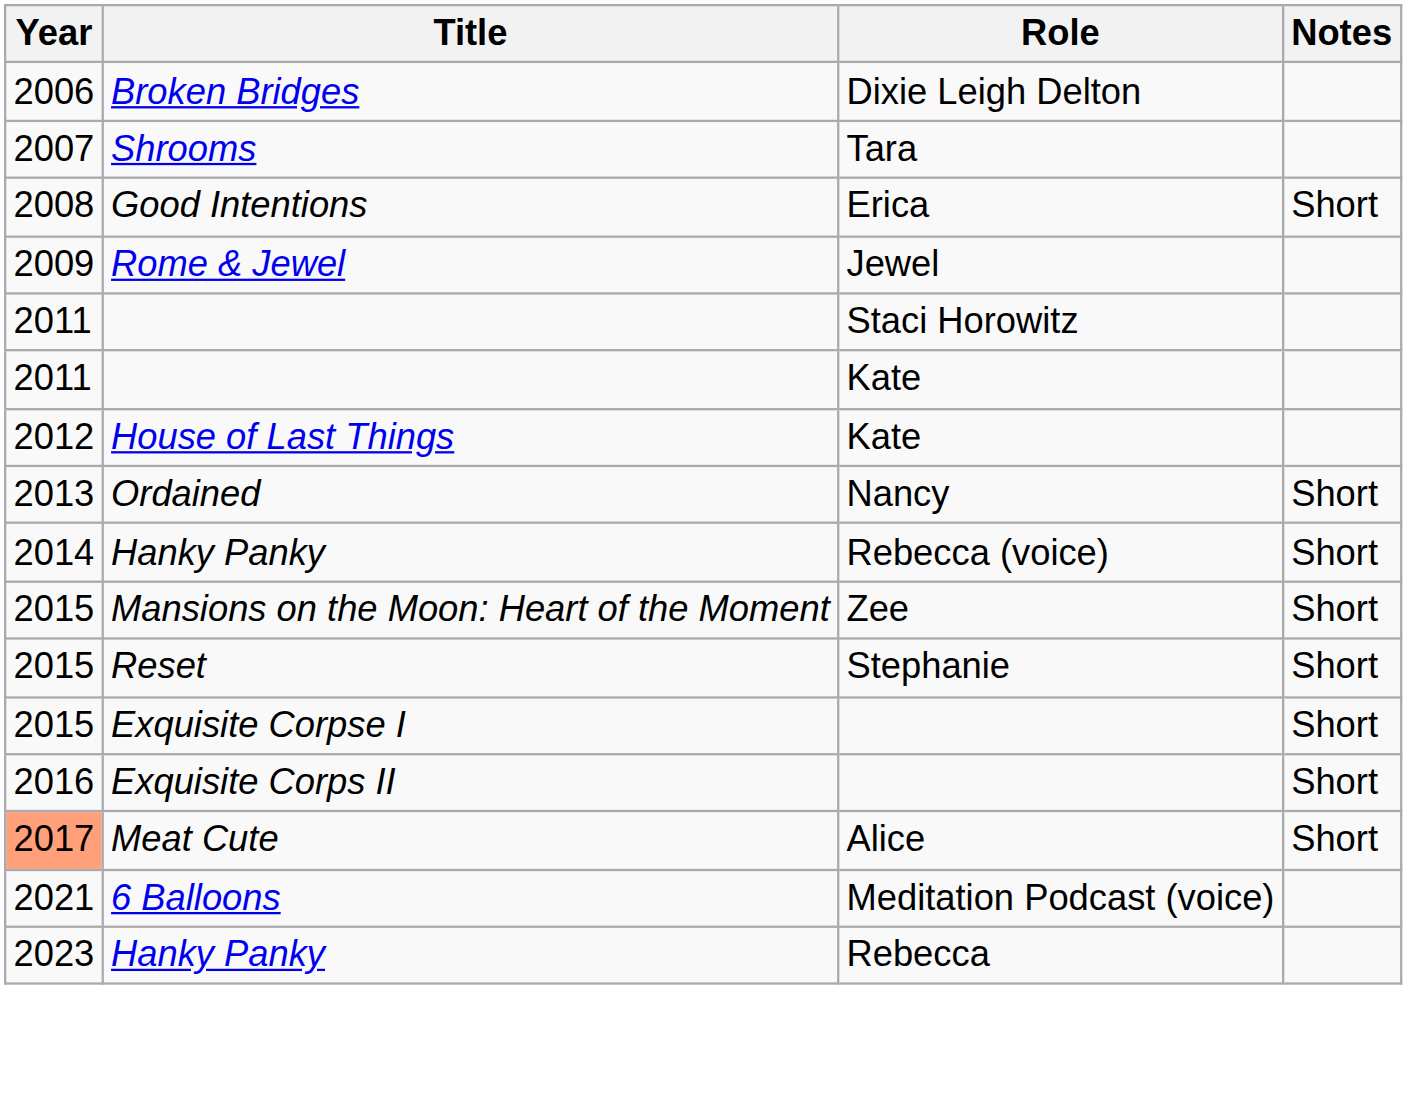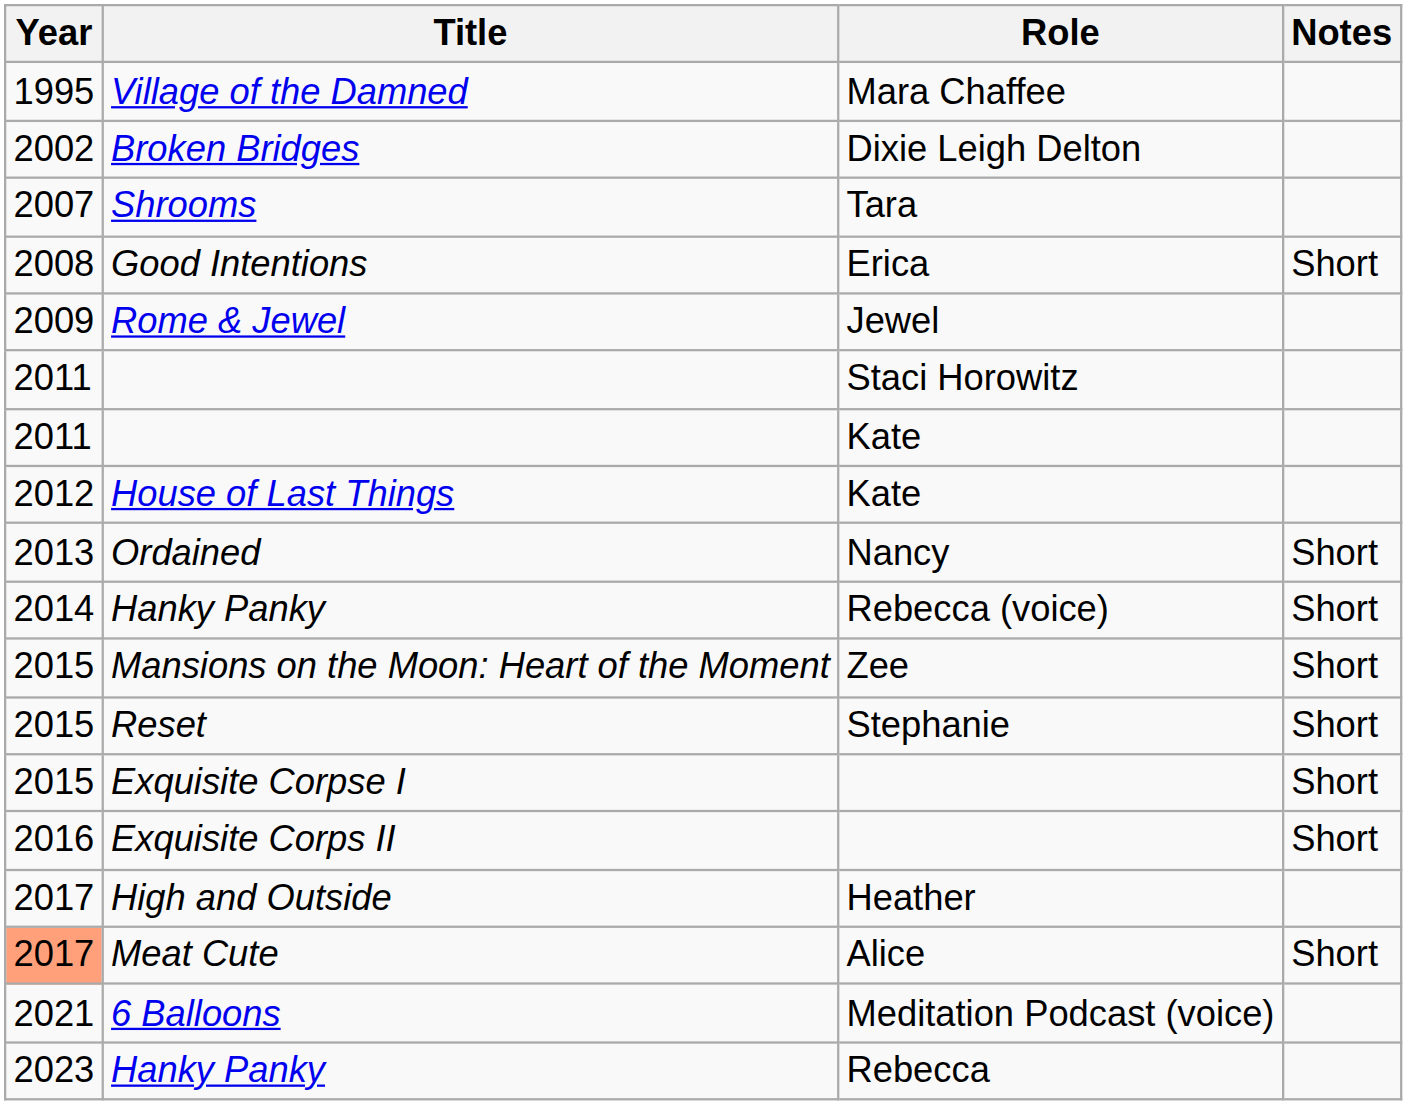+ row: (289, 90)
(54, 90) 2006 -> (54, 148) 2002
+ row: (251, 897)
